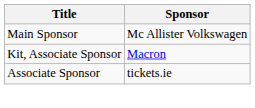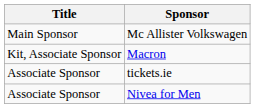+ row: (164, 93)
